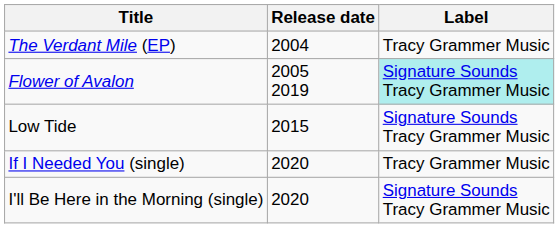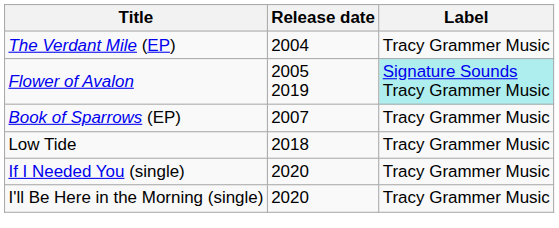+ row: (95, 117)
(290, 127) 2015 -> (290, 144) 2018
(466, 127) Signature Sounds Tracy Grammer Music -> (466, 144) Tracy Grammer Music
(466, 200) Signature Sounds Tracy Grammer Music -> (466, 198) Tracy Grammer Music
